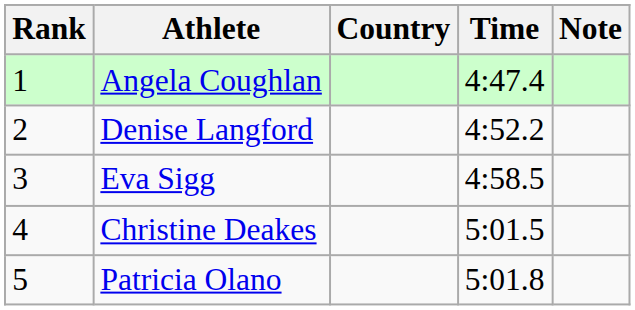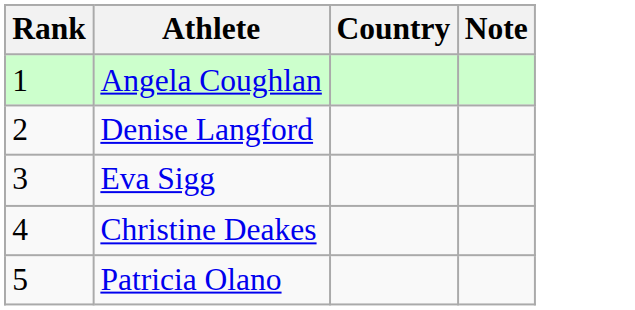- column: (505, 29)
